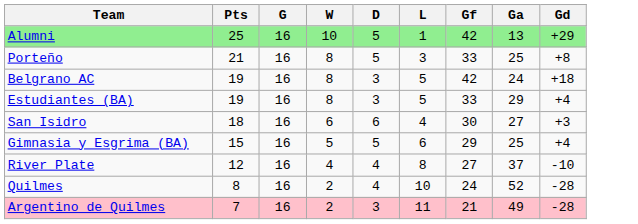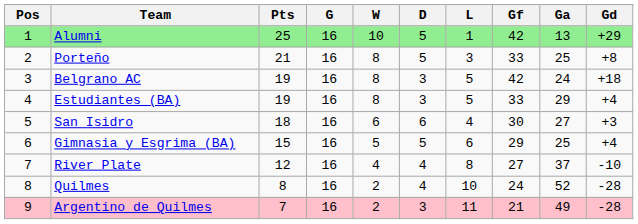+ column: (28, 15)
